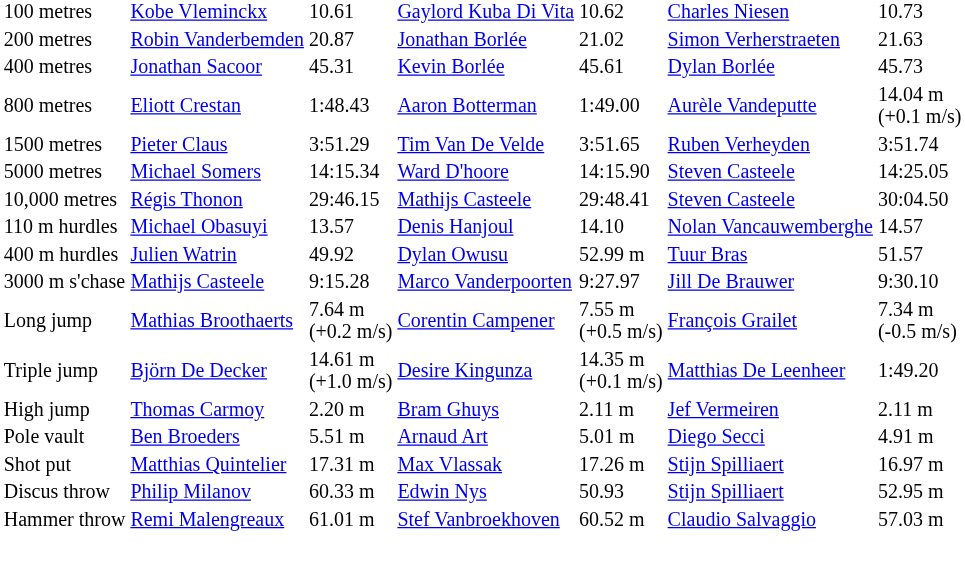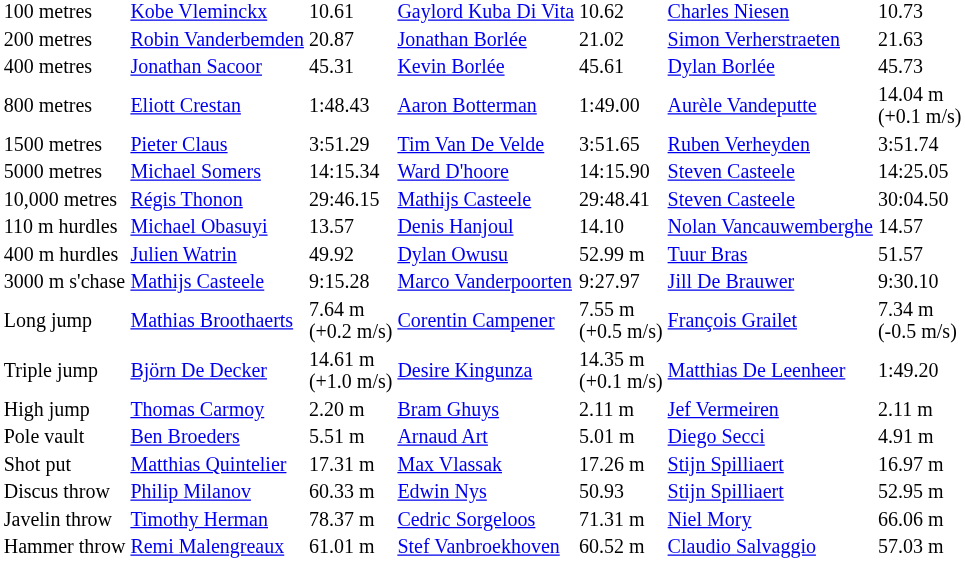+ row: (58, 519)
